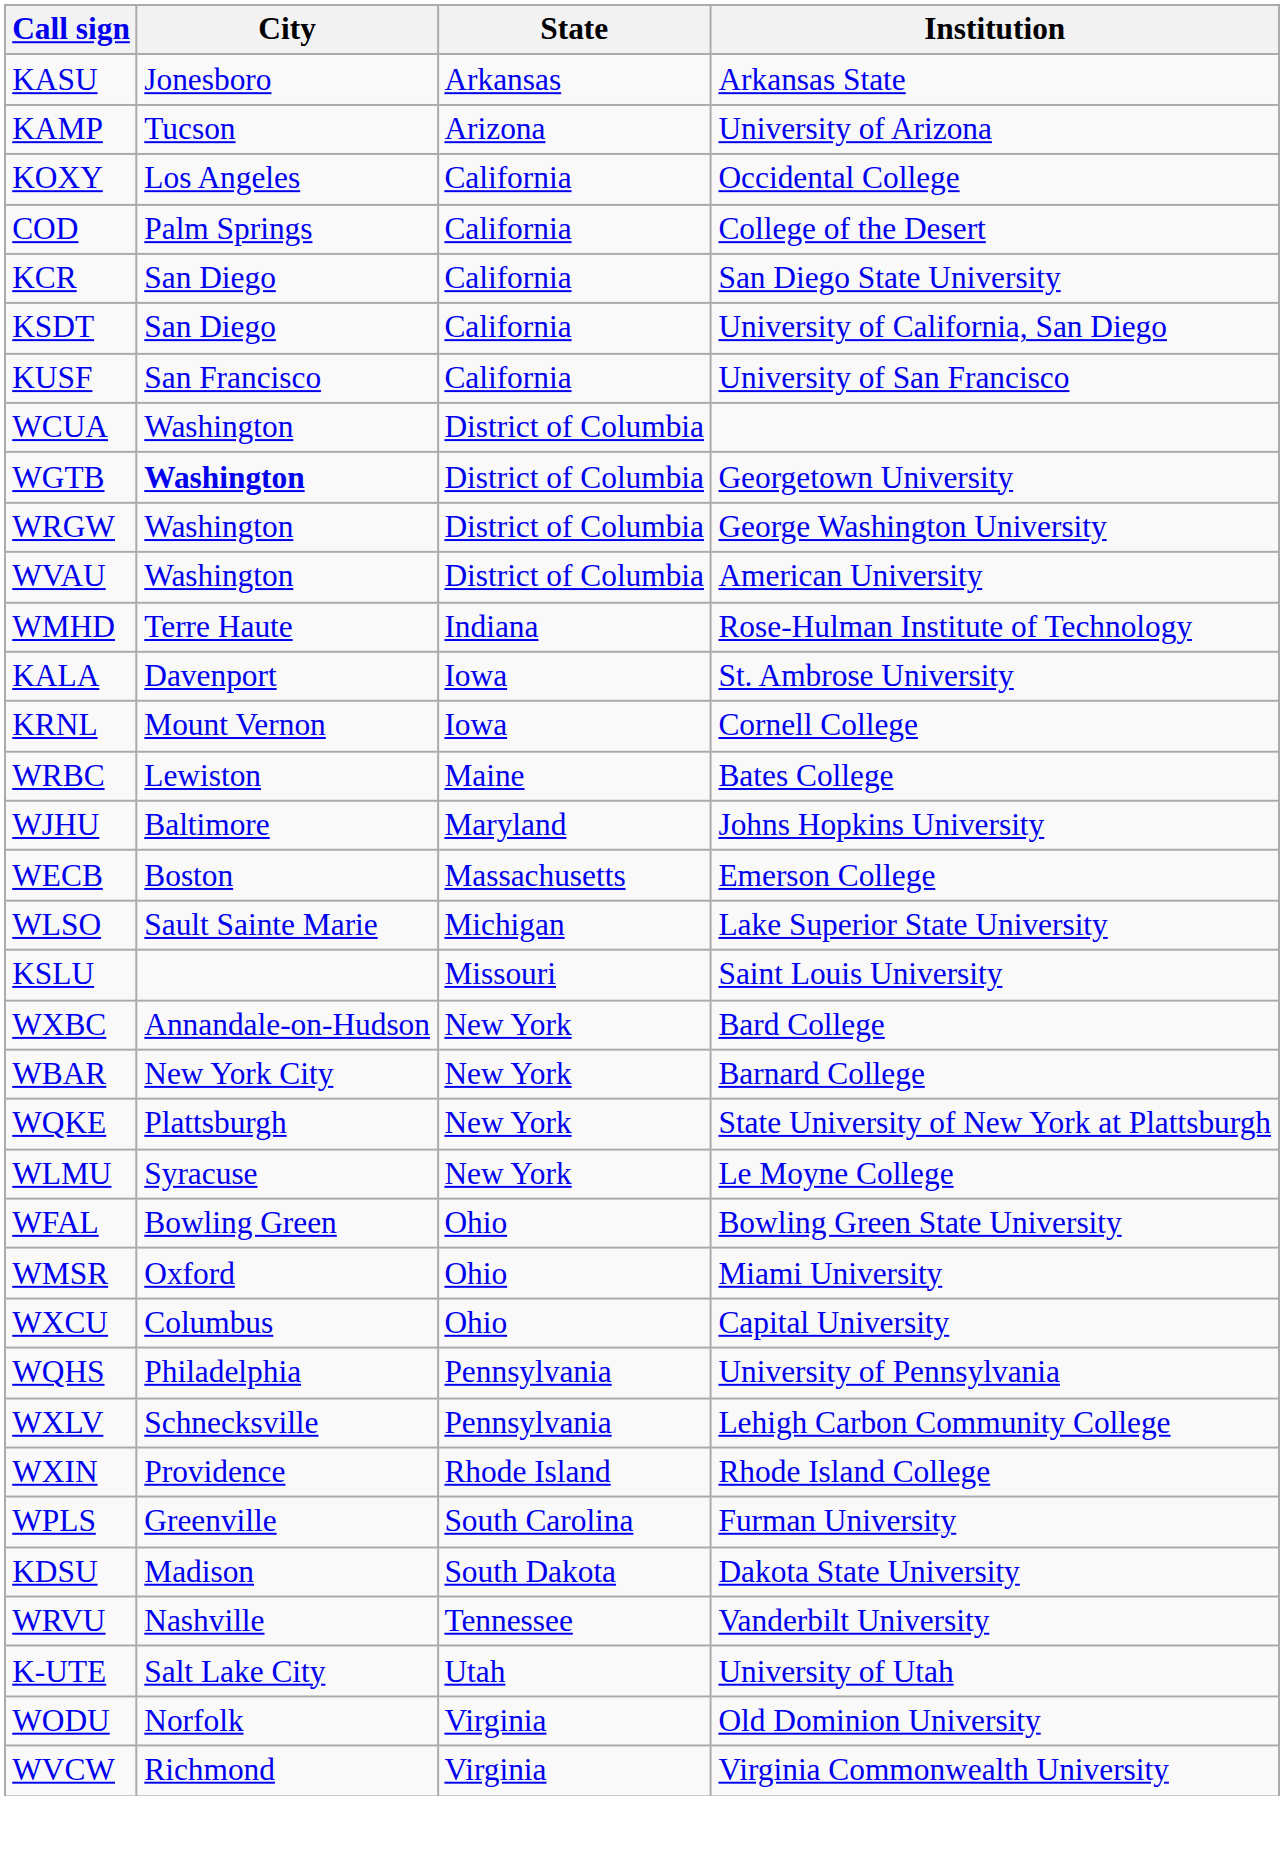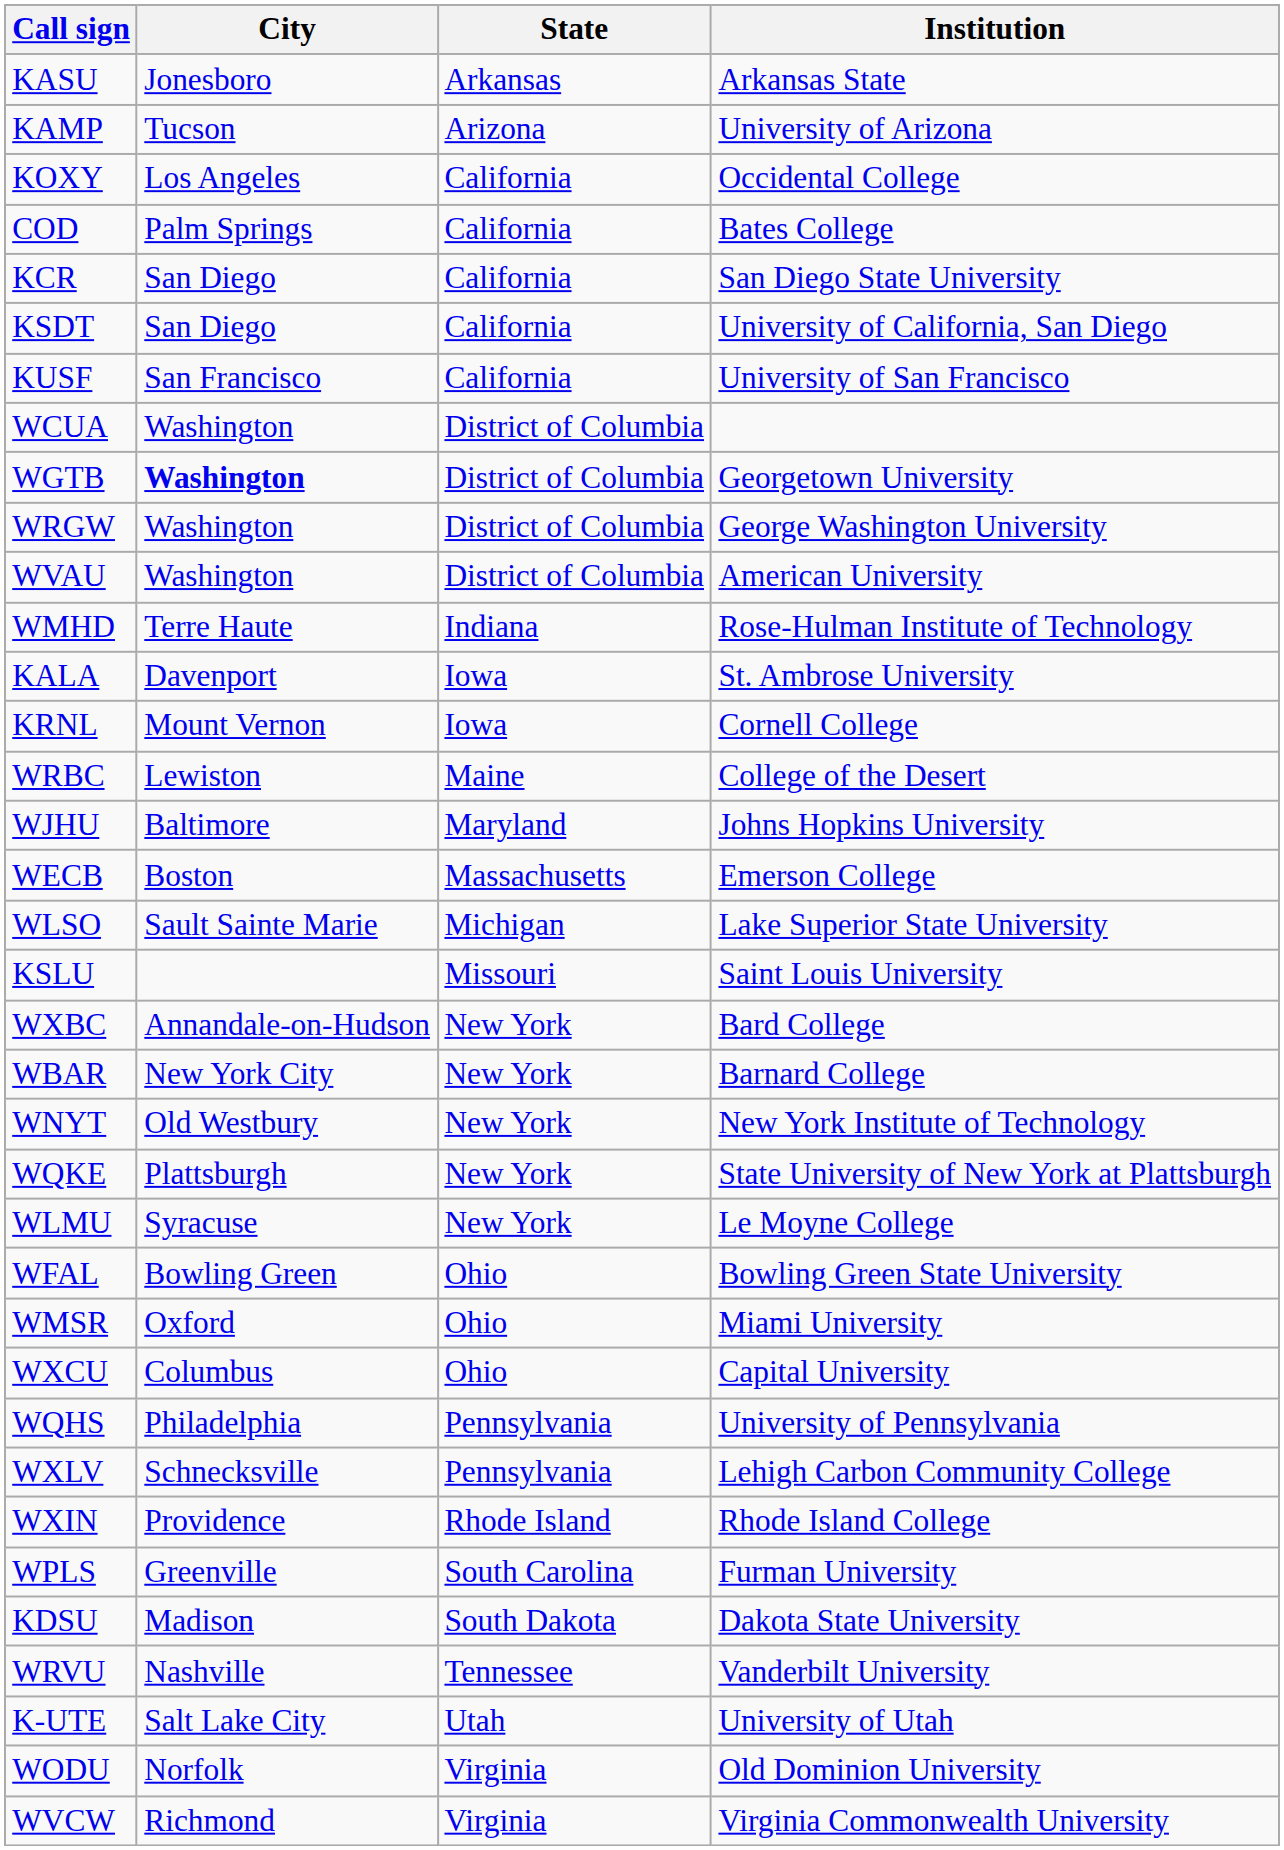(852, 228) College of the Desert -> (806, 228) Bates College
(806, 775) Bates College -> (852, 775) College of the Desert
+ row: (59, 1123)
